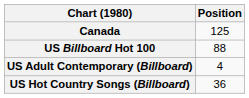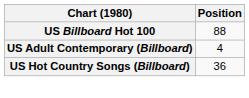- row: (100, 31)
